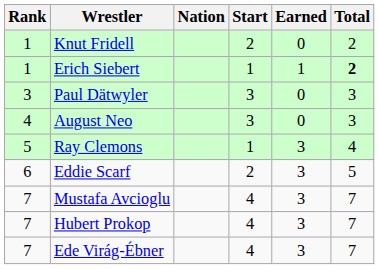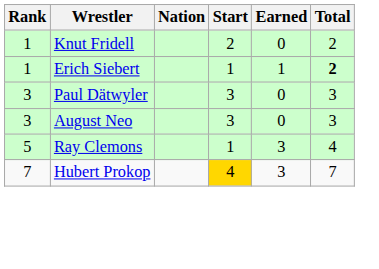(27, 120) 4 -> (27, 120) 3
- row: (92, 172)
- row: (112, 198)
(250, 224) no background -> (230, 172) gold background
- row: (109, 250)
